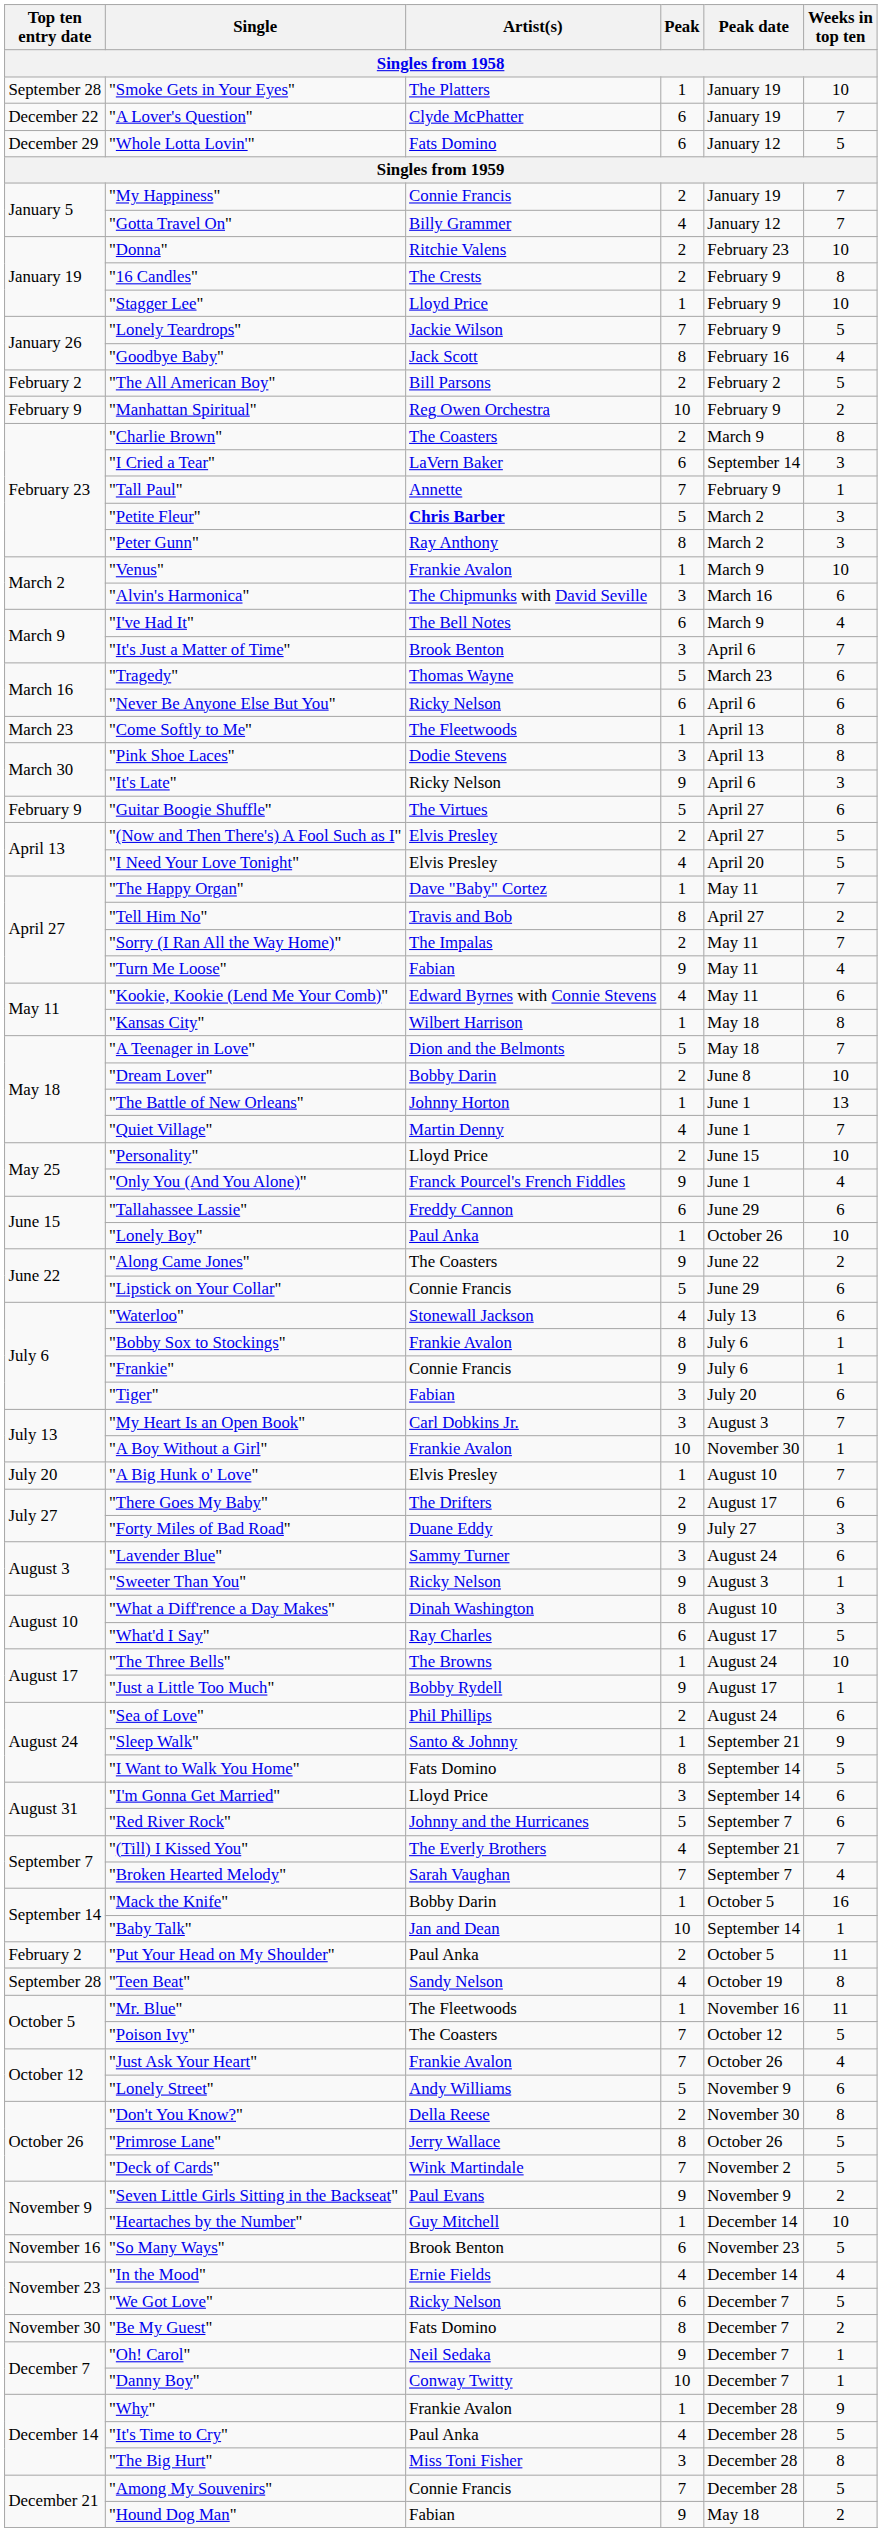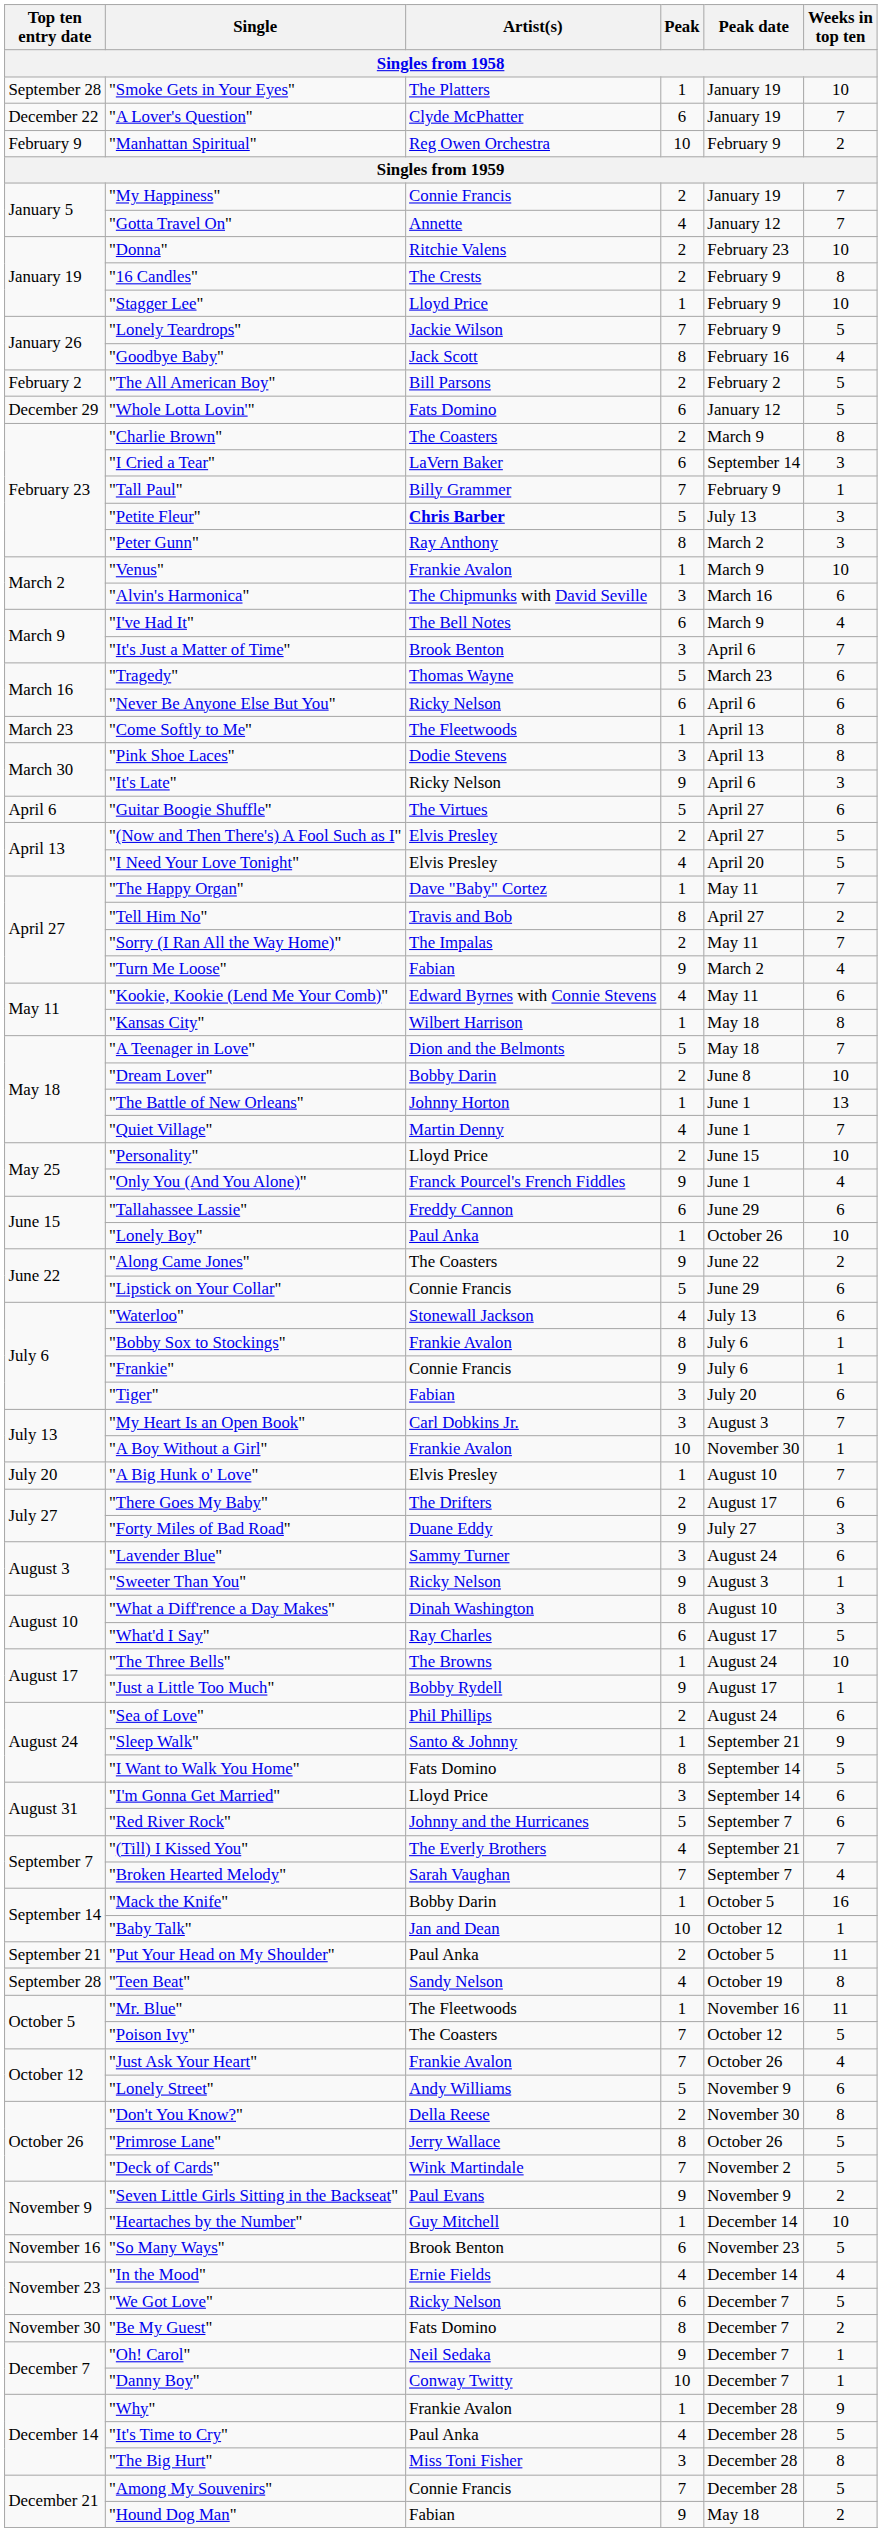rows swapped: (182, 143) <-> (183, 409)
(460, 223) Billy Grammer -> (436, 223) Annette
(436, 489) Annette -> (460, 489) Billy Grammer
(736, 516) March 2 -> (732, 516) July 13
(45, 809) February 9 -> (32, 809) April 6
(733, 969) May 11 -> (736, 969) March 2
(754, 1928) September 14 -> (745, 1928) October 12
(45, 1955) February 2 -> (55, 1955) September 21
